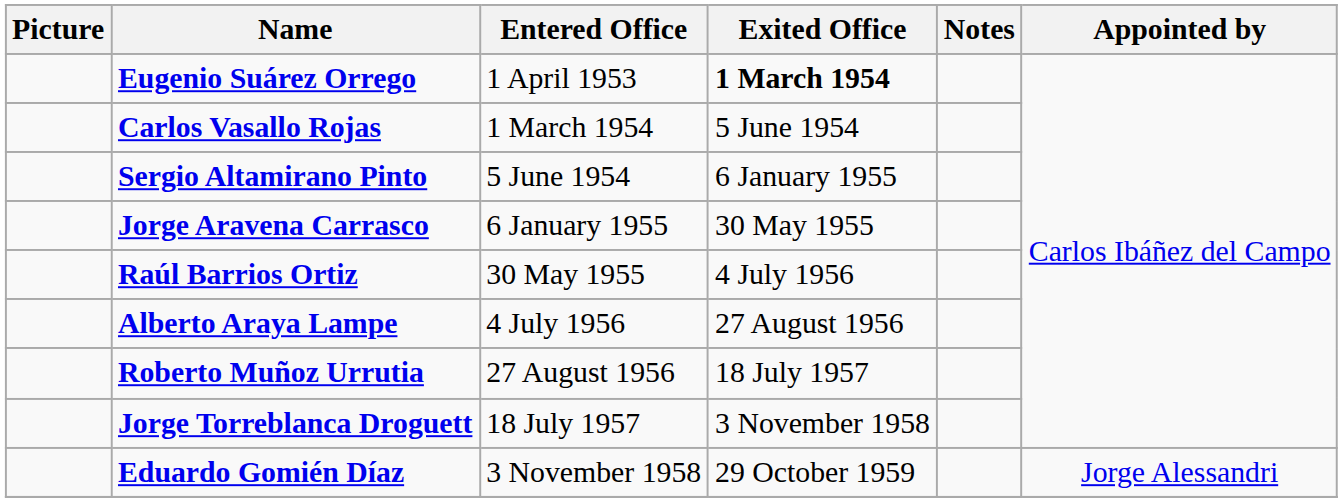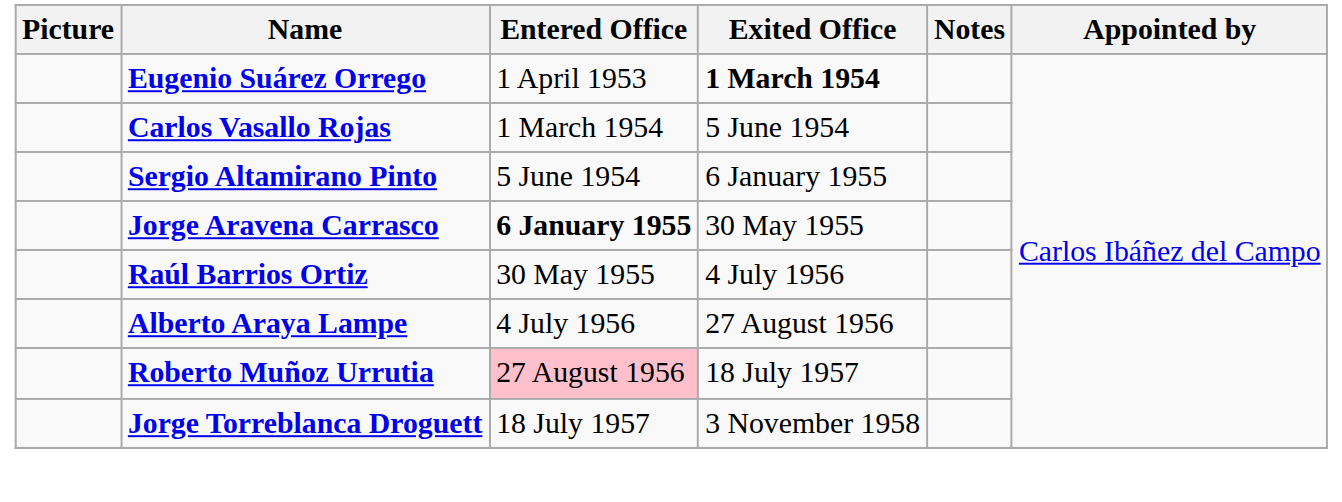(577, 225) normal -> (594, 225) bold
(581, 373) no background -> (590, 373) pink background
- row: (261, 471)
